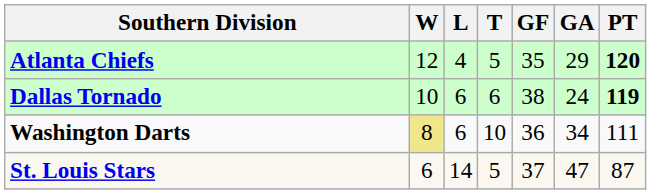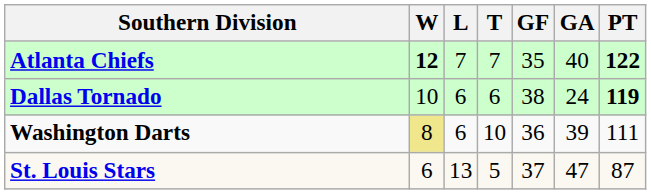(427, 59) normal -> (427, 59) bold
(461, 59) 4 -> (461, 59) 7
(495, 59) 5 -> (495, 59) 7
(577, 59) 29 -> (577, 59) 40
(623, 59) 120 -> (623, 59) 122
(577, 133) 34 -> (577, 133) 39
(461, 170) 14 -> (461, 170) 13
